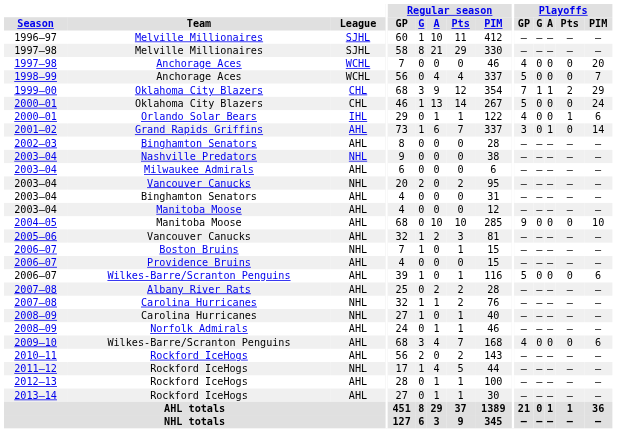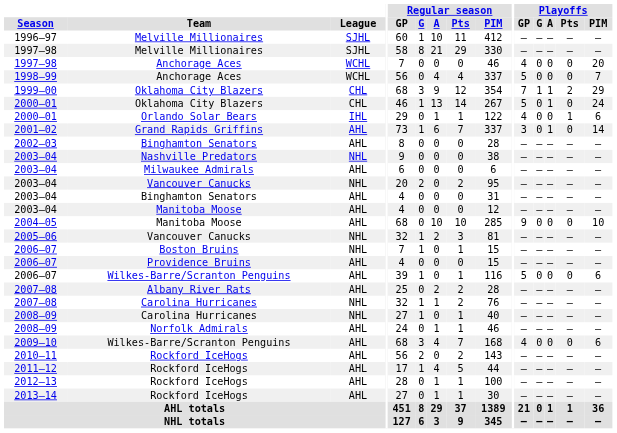(550, 103) 0 -> (550, 103) 1
(358, 236) AHL -> (358, 236) NHL
(358, 369) NHL -> (358, 369) AHL
